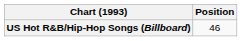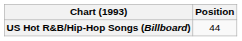(215, 28) 46 -> (215, 28) 44
